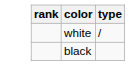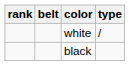+ column: (48, 14)
